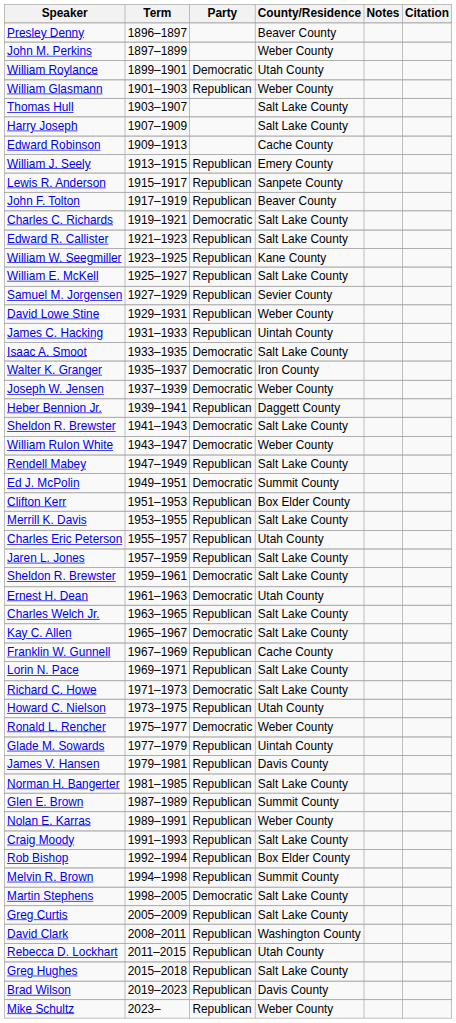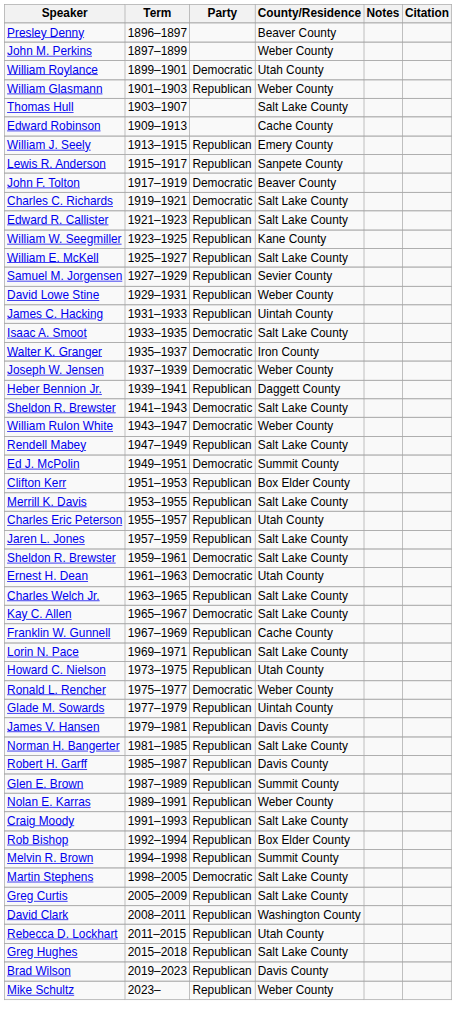- row: (42, 126)
(222, 201) Republican -> (222, 182) Democratic
- row: (52, 689)
+ row: (47, 764)
